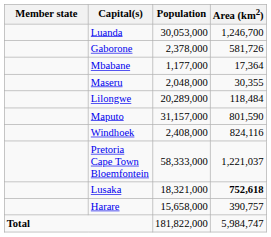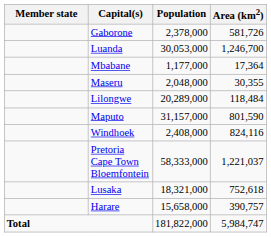rows swapped: (107, 32) <-> (112, 49)
(246, 190) bold -> (246, 190) normal
